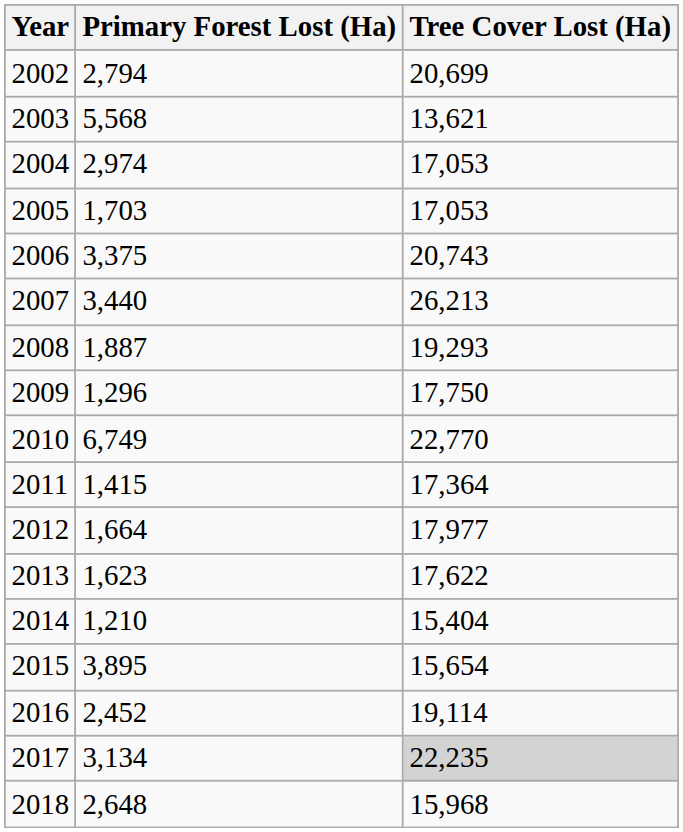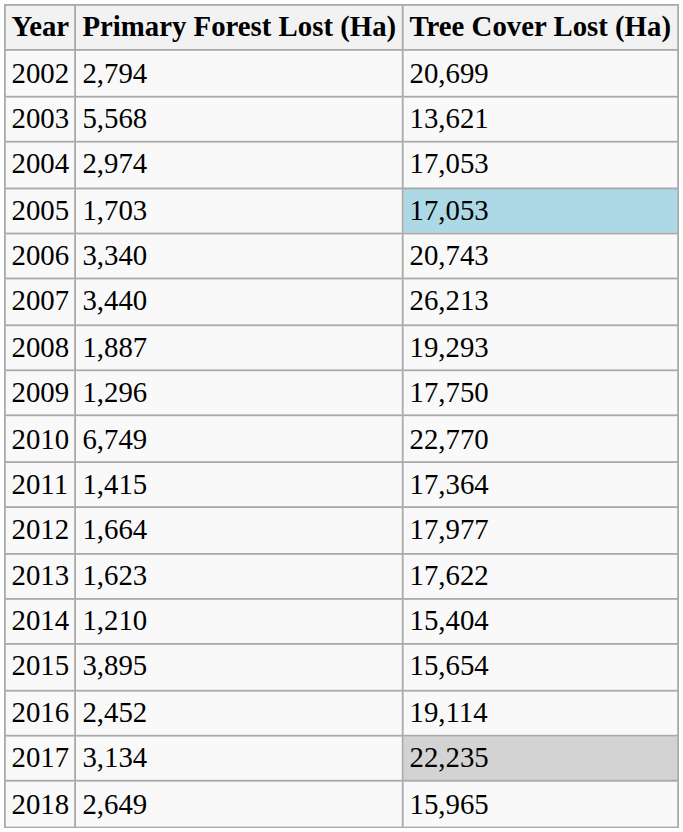(449, 210) no background -> (449, 210) lightblue background
(115, 255) 3,375 -> (115, 255) 3,340
(115, 803) 2,648 -> (115, 803) 2,649
(449, 803) 15,968 -> (449, 803) 15,965
